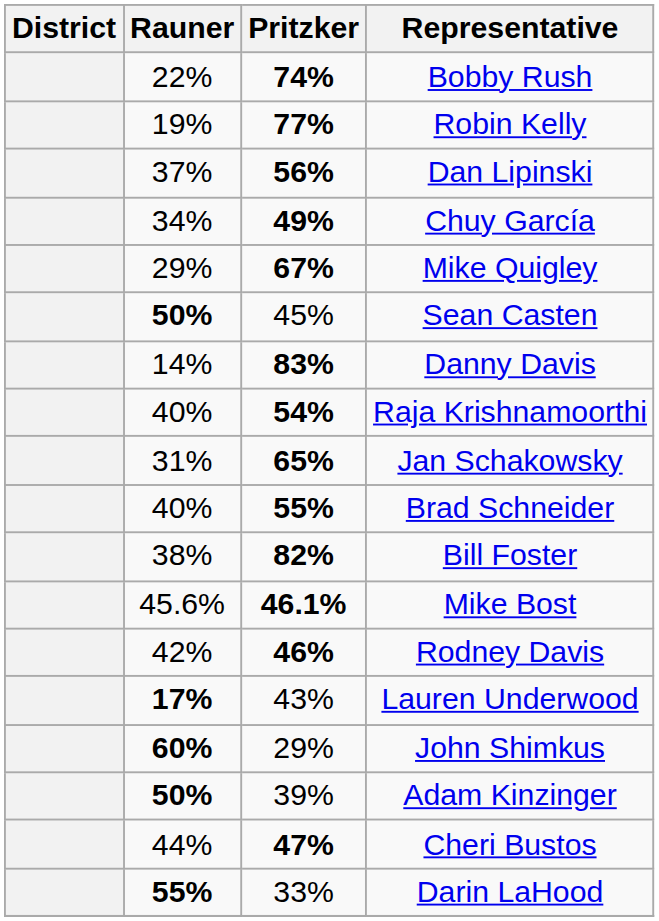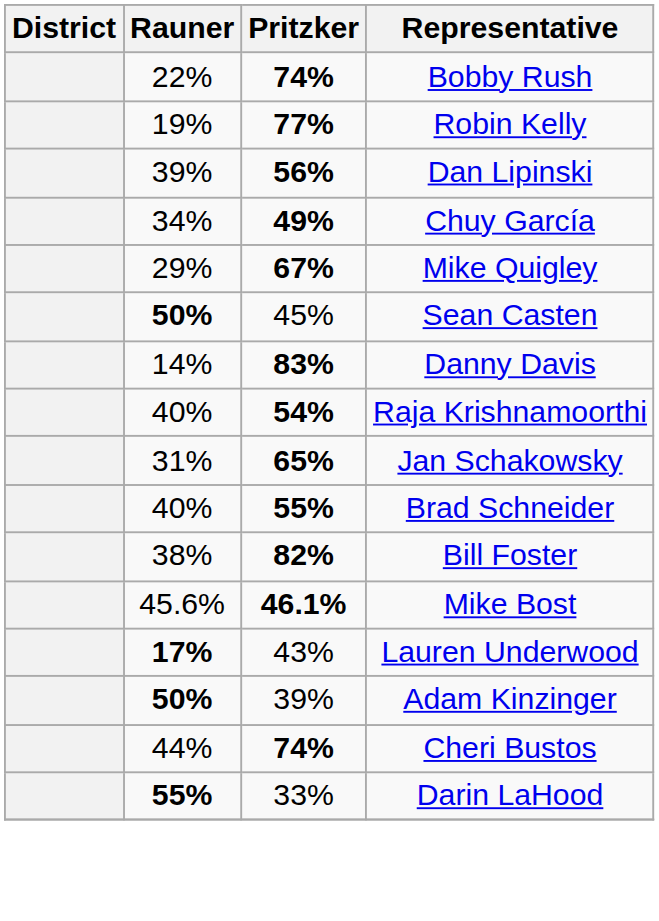(182, 172) 37% -> (182, 172) 39%
- row: (510, 651)
- row: (510, 747)
(304, 843) 47% -> (304, 747) 74%
